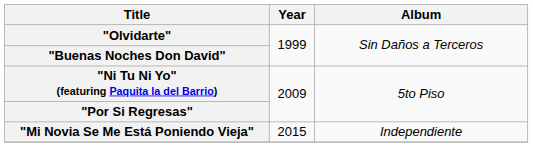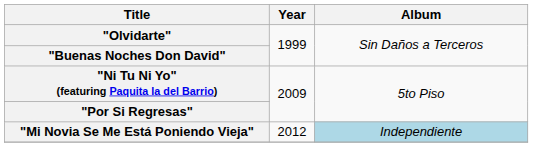(292, 132) 2015 -> (292, 132) 2012
(421, 132) no background -> (421, 132) lightblue background
